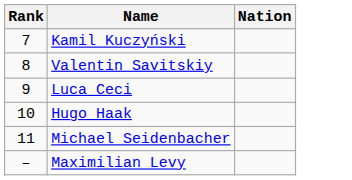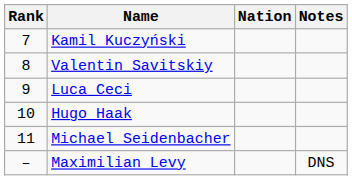+ column: (321, 17)
